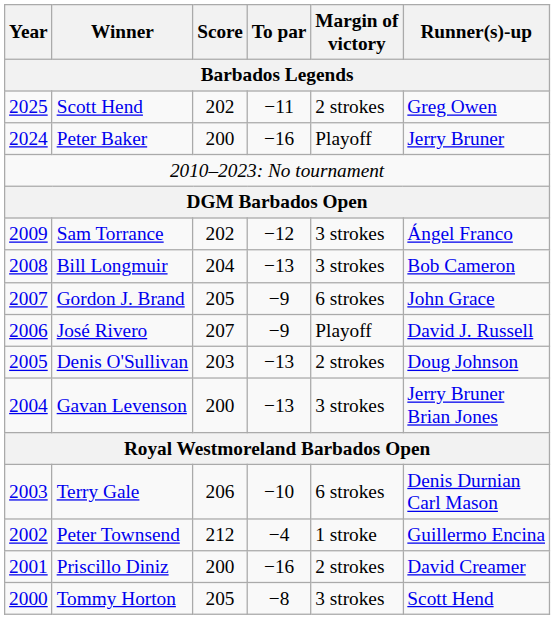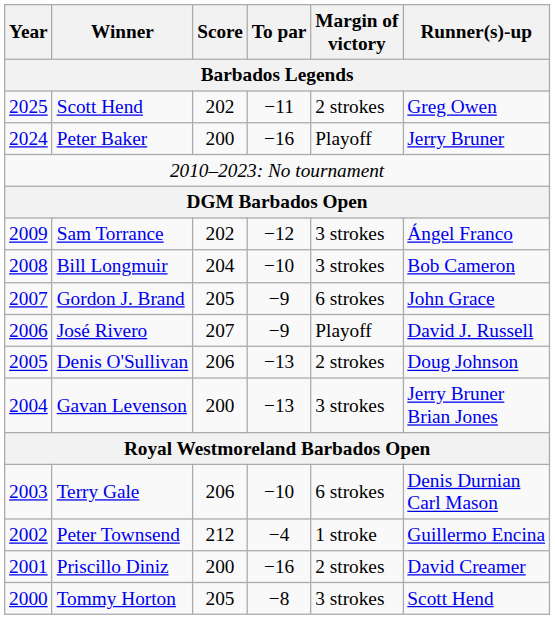(279, 266) −13 -> (279, 266) −10
(220, 361) 203 -> (220, 361) 206
